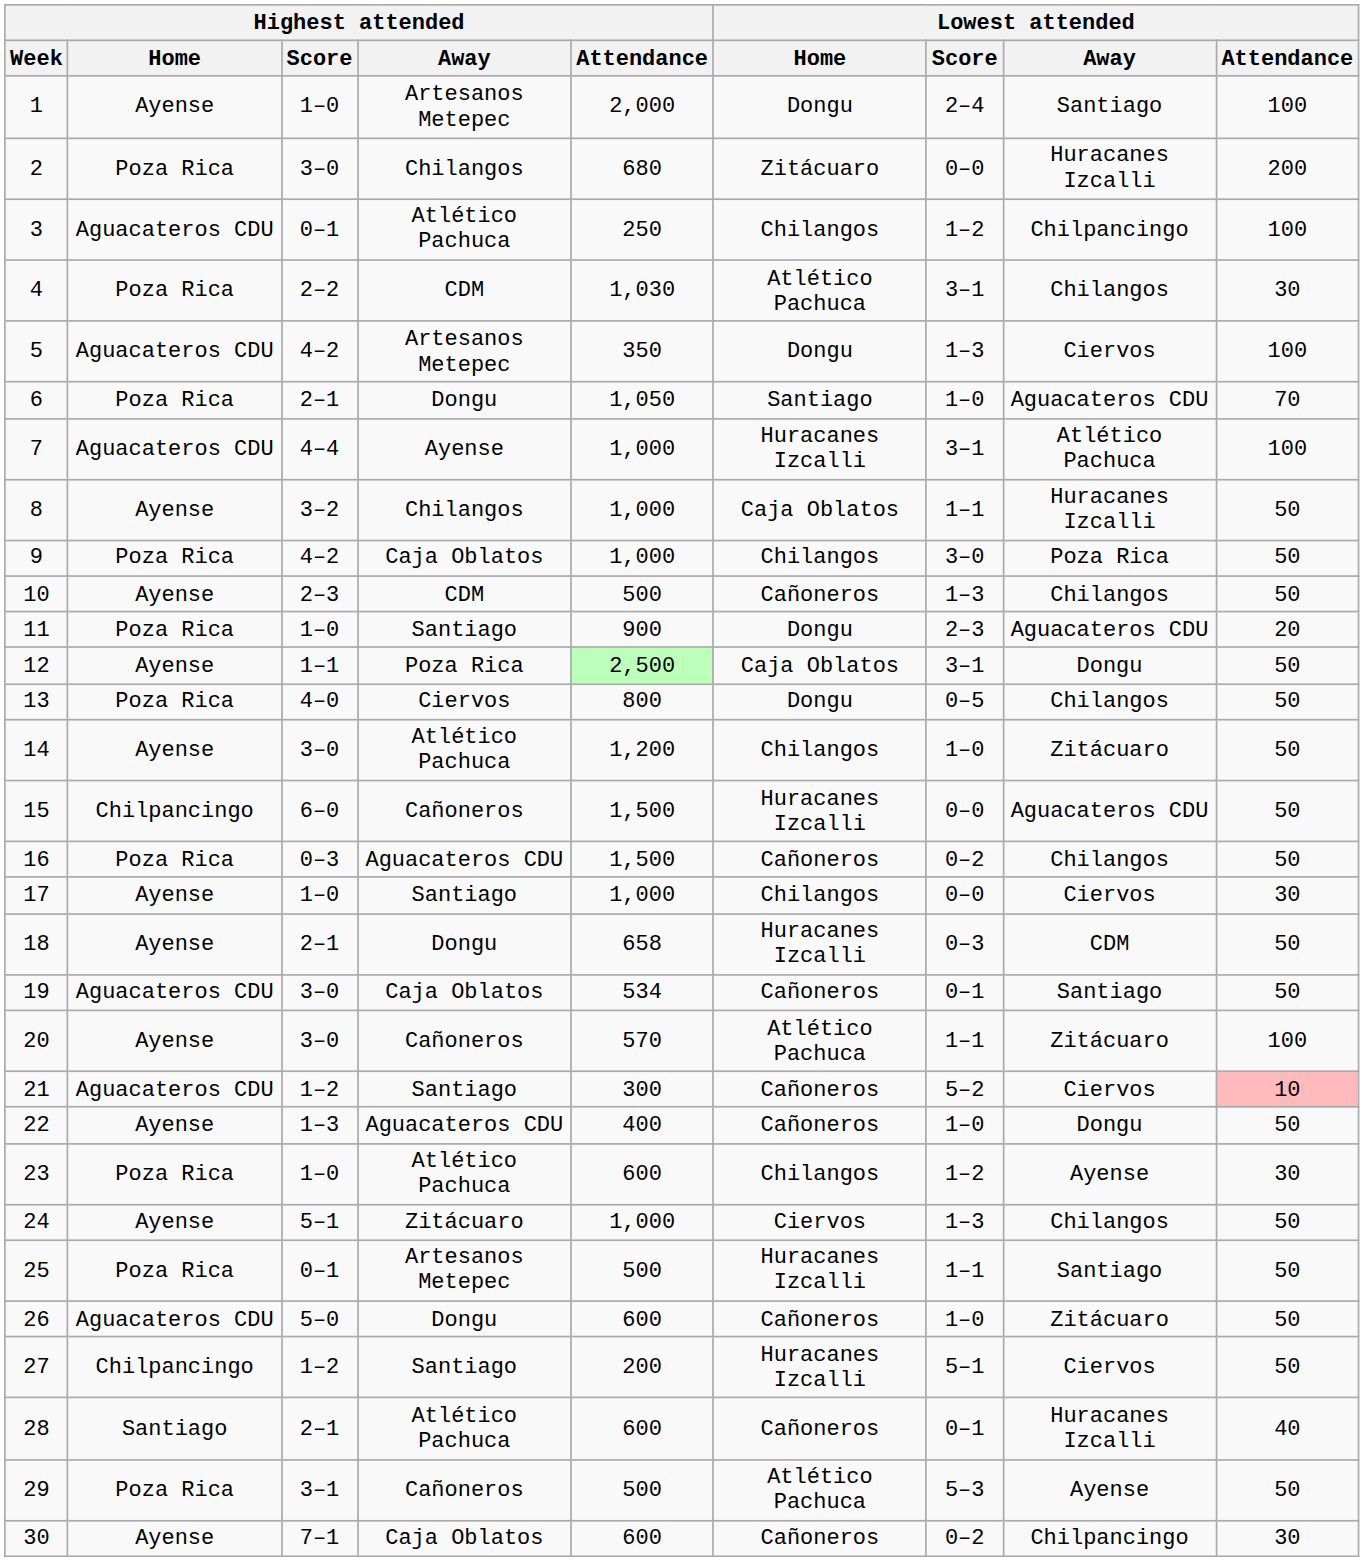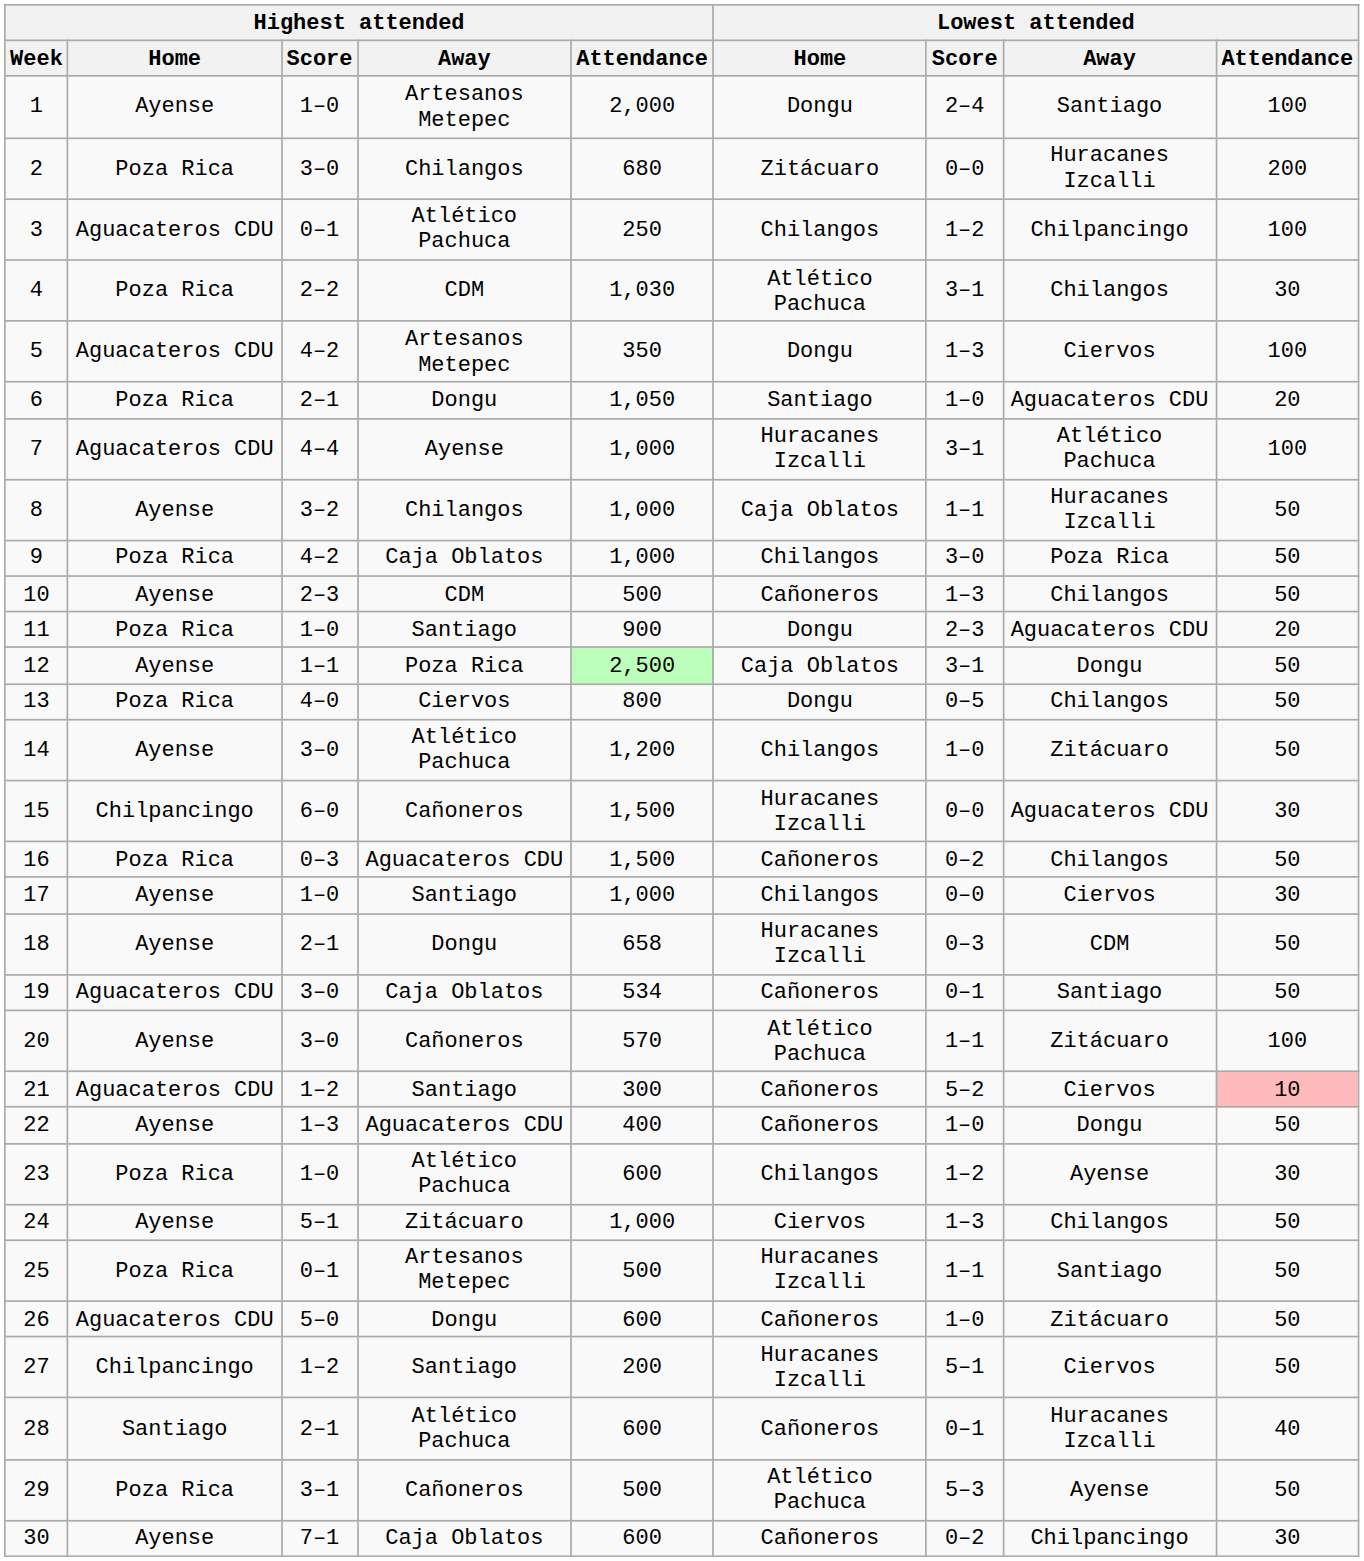(1287, 400) 70 -> (1287, 400) 20
(1287, 811) 50 -> (1287, 811) 30
